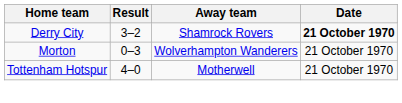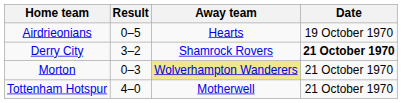+ row: (57, 32)
(226, 51) no background -> (226, 70) khaki background
